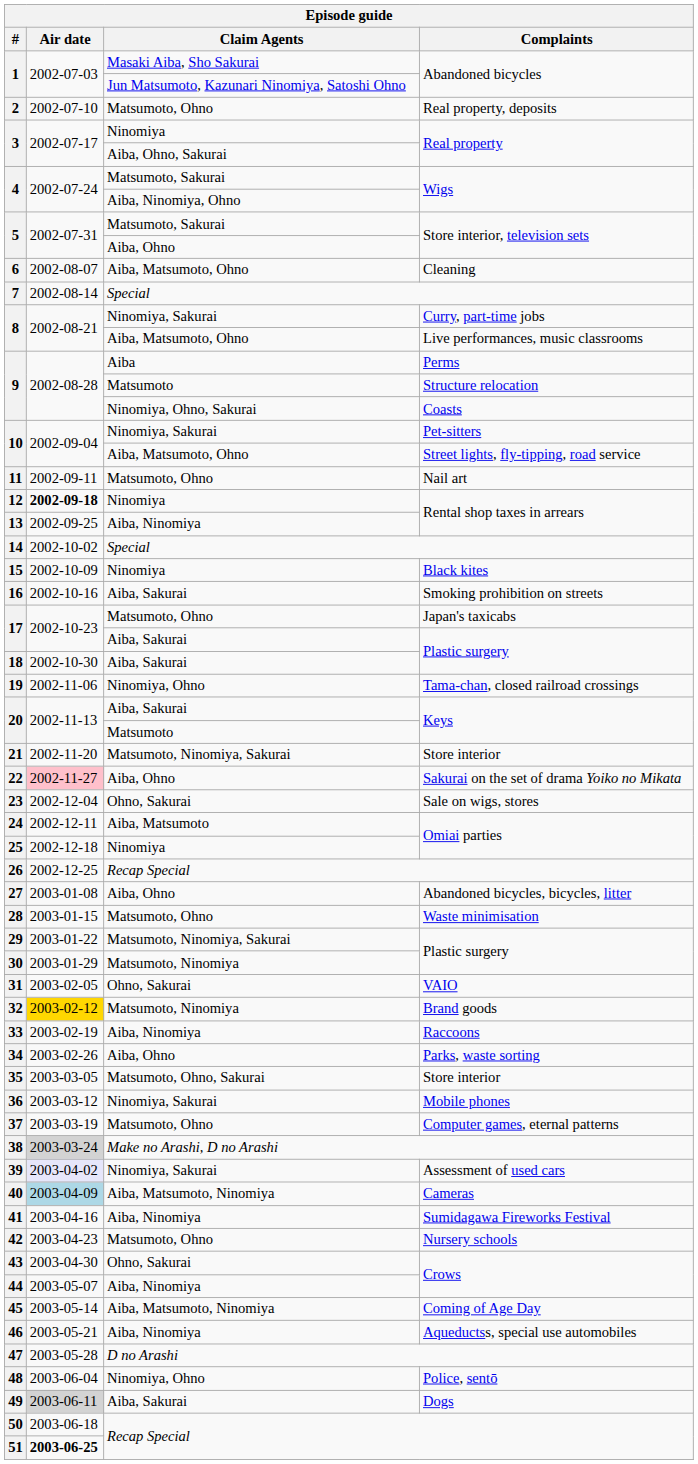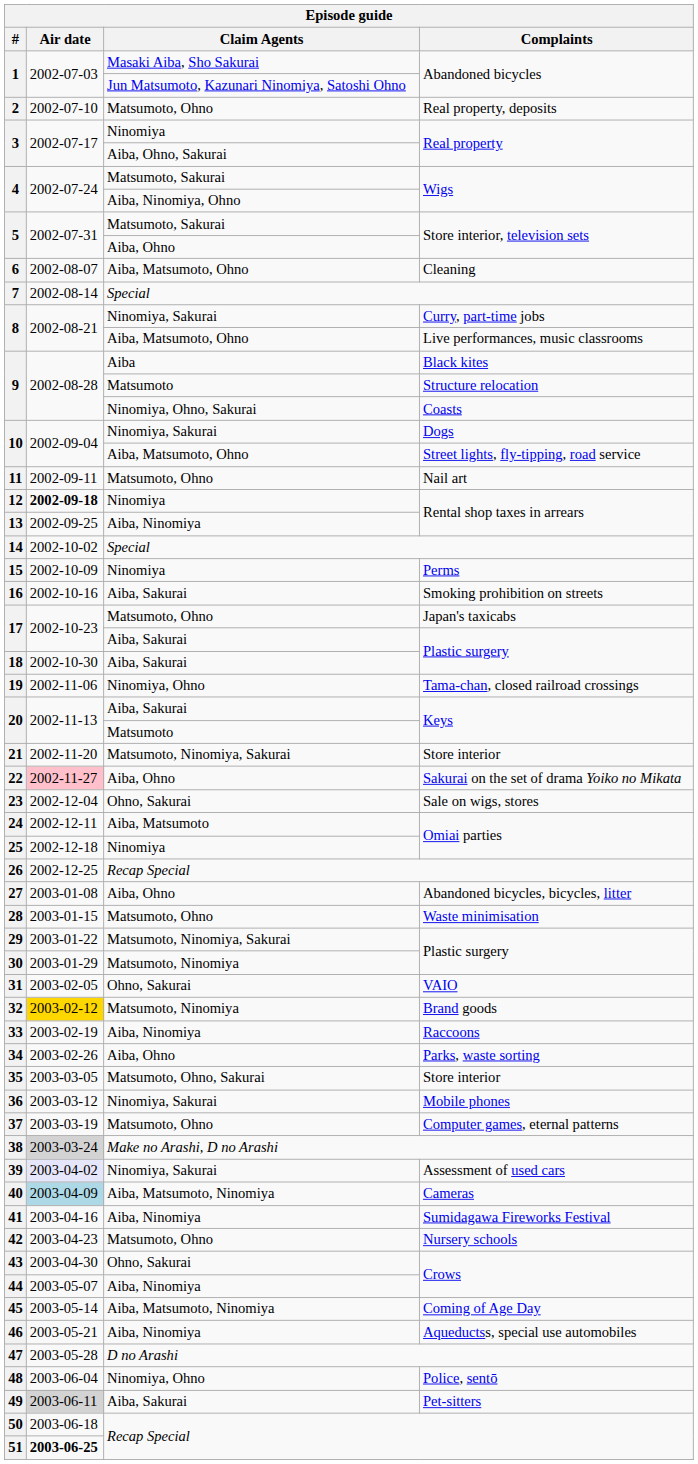(441, 362) Perms -> (456, 362) Black kites
(452, 431) Pet-sitters -> (438, 431) Dogs
(456, 570) Black kites -> (441, 570) Perms
(438, 1401) Dogs -> (452, 1401) Pet-sitters
